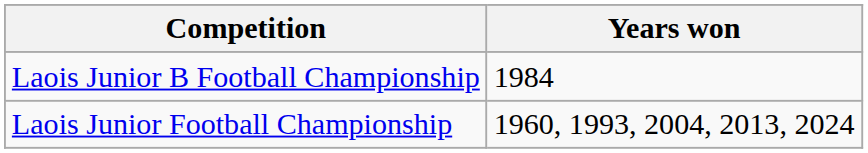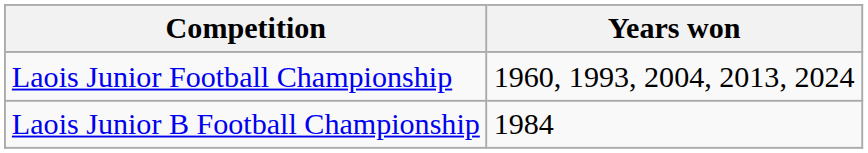rows swapped: (232, 123) <-> (246, 76)
